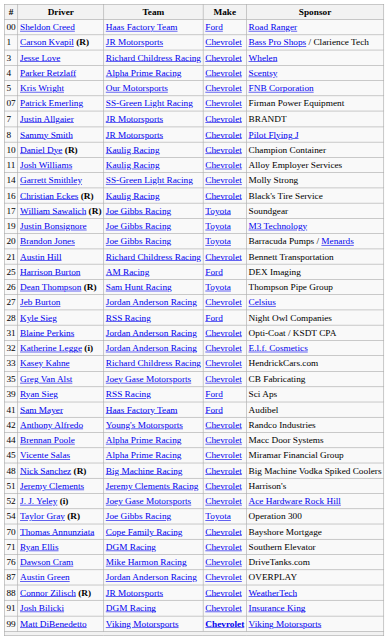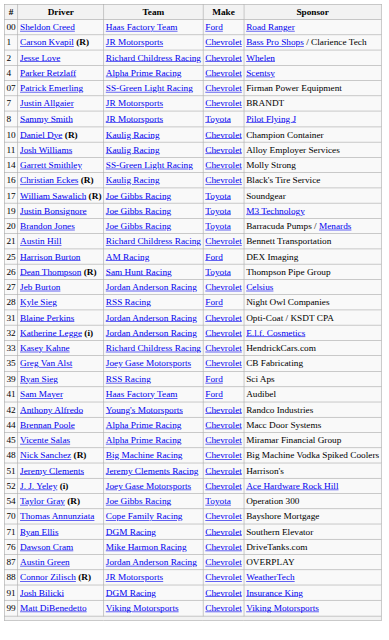(9, 58) 3 -> (9, 58) 2
- row: (42, 88)
(224, 134) Chevrolet -> (218, 119) Toyota
(225, 623) bold -> (224, 608) normal
